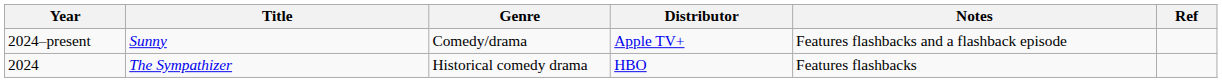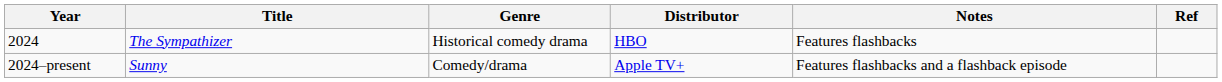rows swapped: (49, 41) <-> (23, 65)
